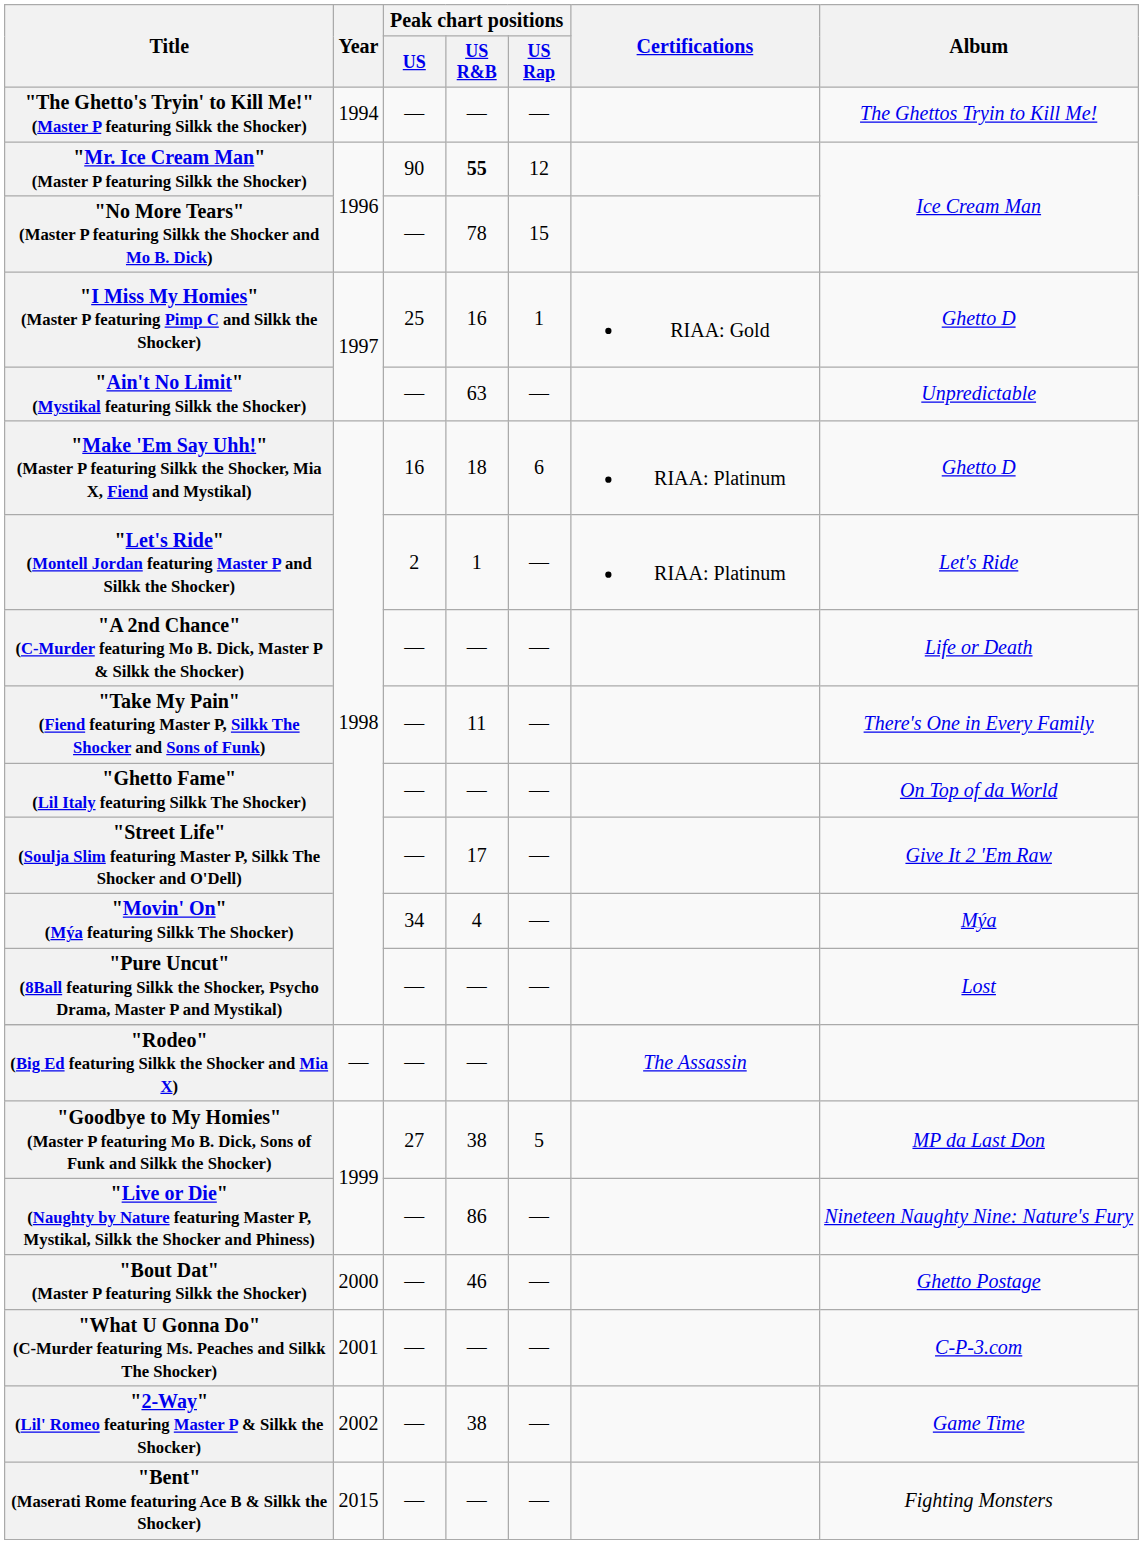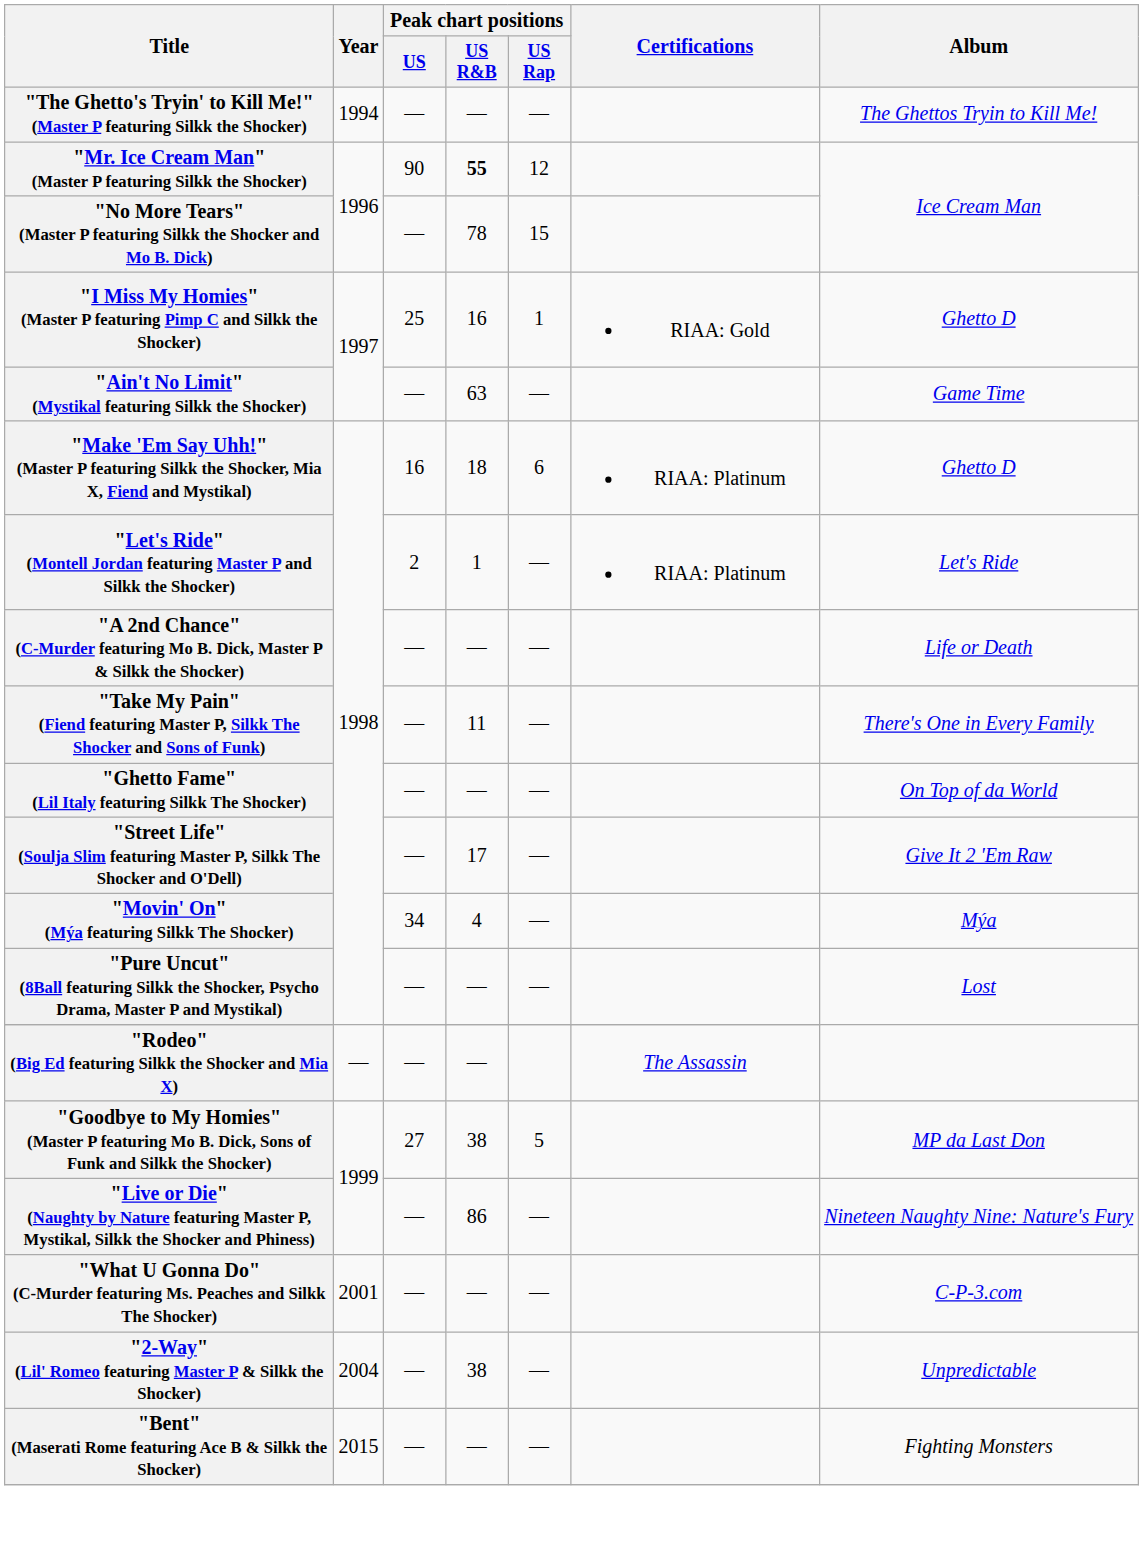(979, 393) Unpredictable -> (979, 393) Game Time
- row: (169, 1281)
(358, 1423) 2002 -> (358, 1369) 2004
(979, 1423) Game Time -> (979, 1369) Unpredictable
